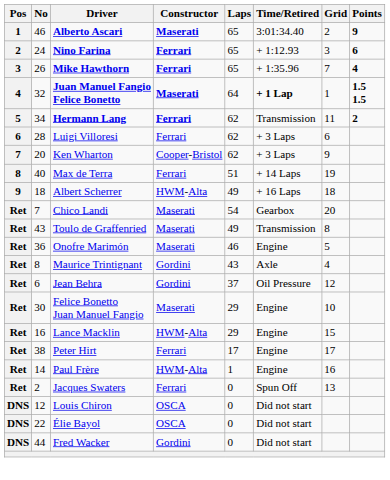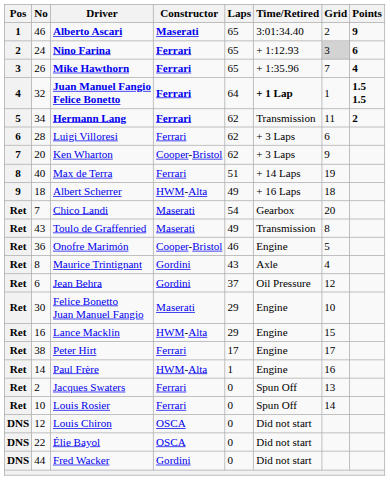(327, 50) no background -> (327, 50) lightgrey background
(177, 93) Maserati -> (174, 93) Ferrari
(175, 246) Maserati -> (189, 246) Cooper-Bristol
+ row: (81, 406)
